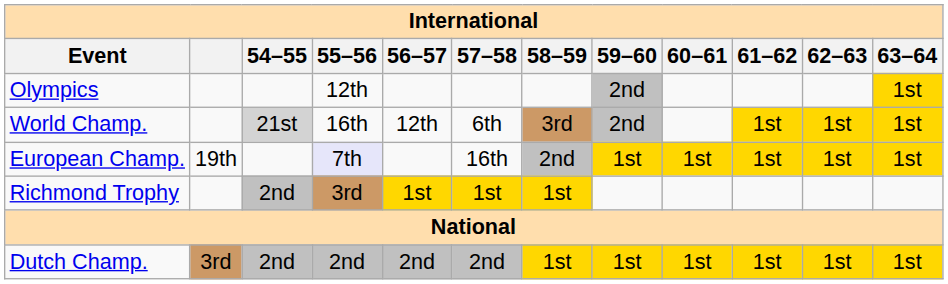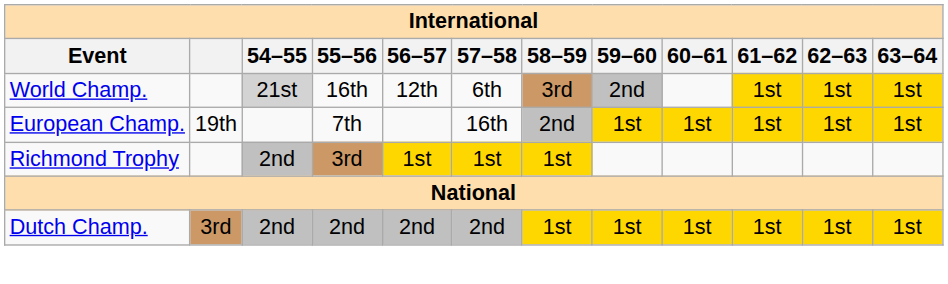- row: (54, 90)
(347, 158) lavender background -> (347, 124) no background
